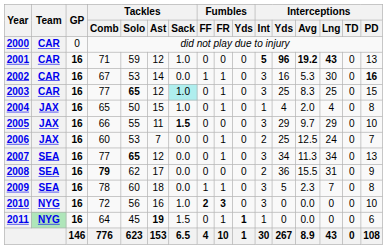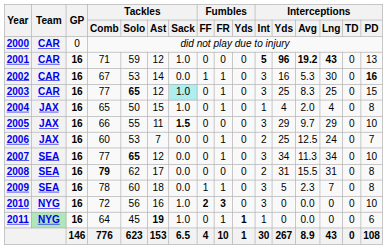(372, 156) 13 -> (372, 156) 10
(284, 172) 36 -> (284, 172) 31
(372, 172) 9 -> (372, 172) 8
(183, 220) 1.5 -> (183, 220) 1.0
